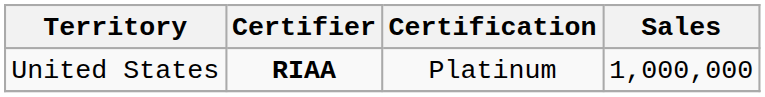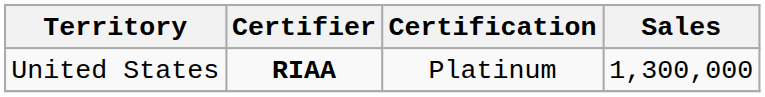(681, 70) 1,000,000 -> (681, 70) 1,300,000
